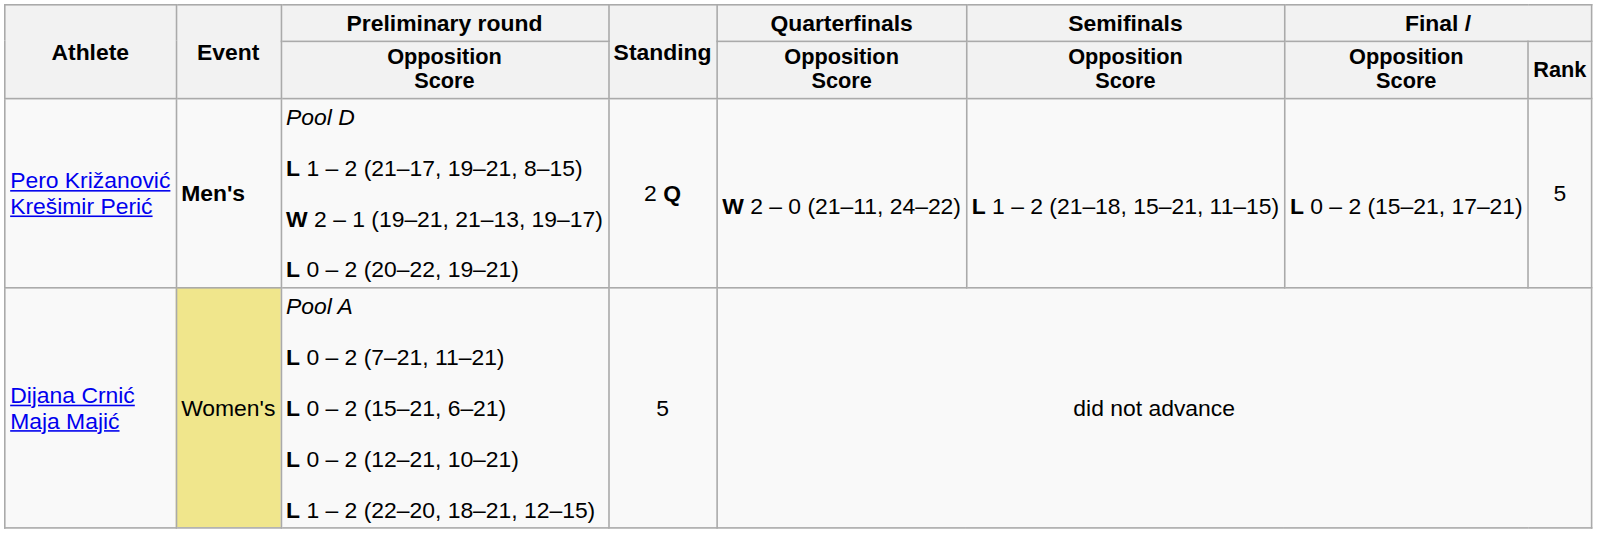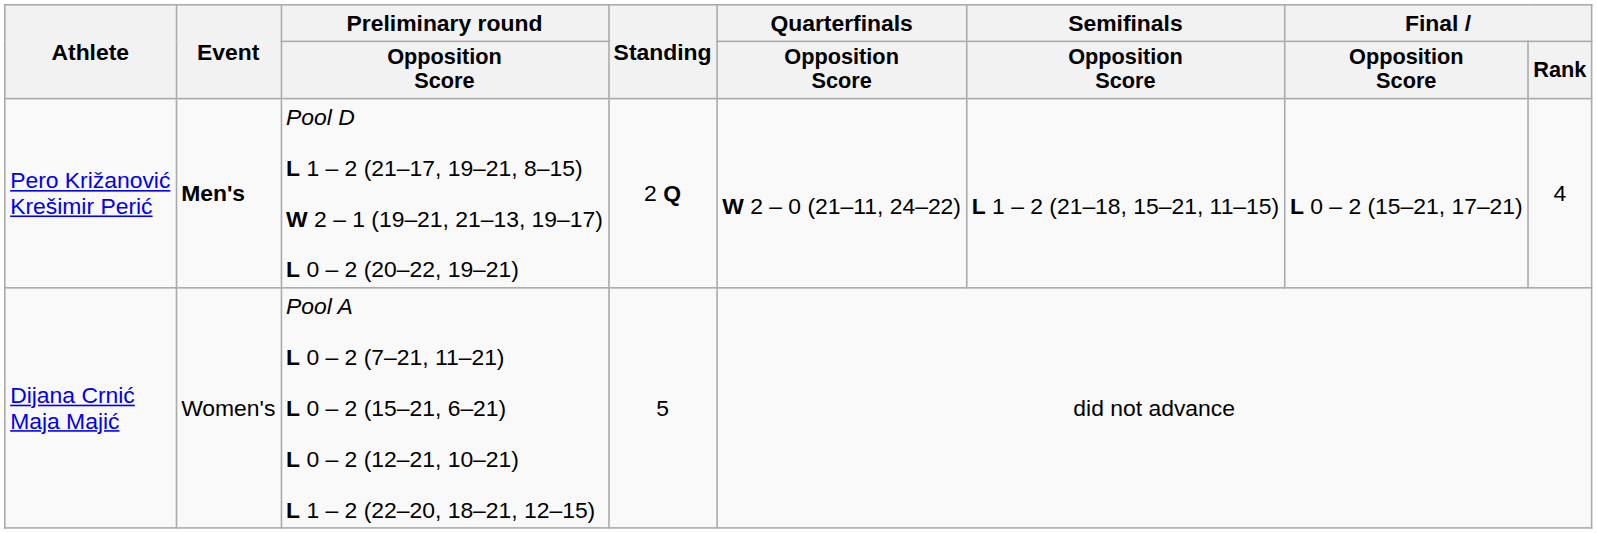(1560, 194) 5 -> (1560, 194) 4
(228, 408) khaki background -> (228, 408) no background
